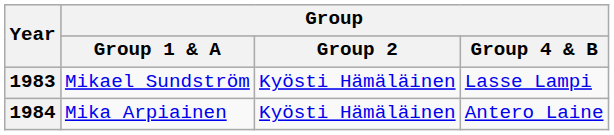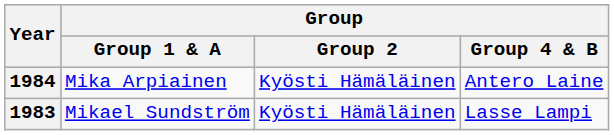rows swapped: (33, 83) <-> (33, 114)
